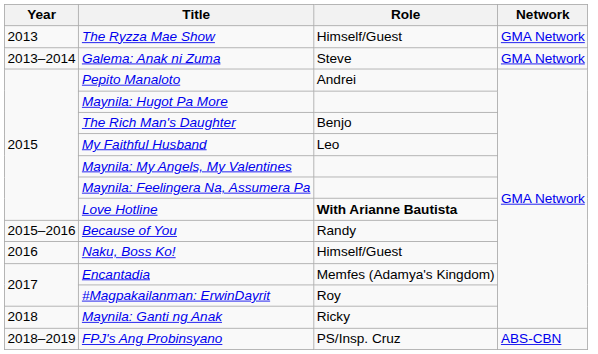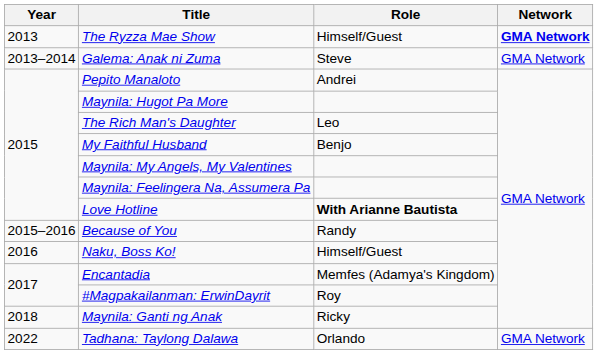(543, 36) normal -> (545, 36) bold
(334, 123) Benjo -> (328, 123) Leo
(328, 144) Leo -> (334, 144) Benjo
- row: (152, 338)
+ row: (160, 338)
